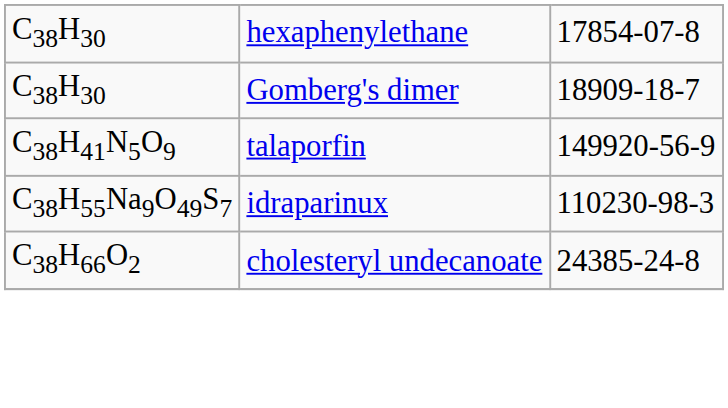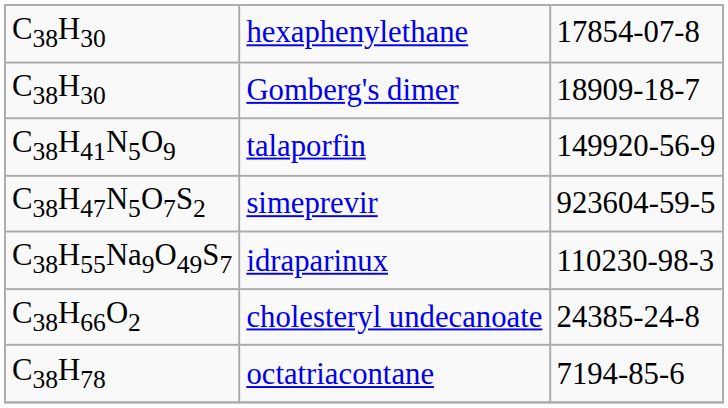+ row: (109, 203)
+ row: (59, 373)
